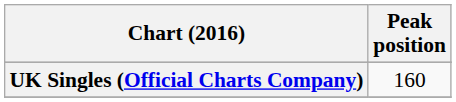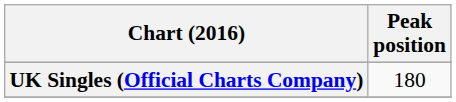(410, 79) 160 -> (410, 79) 180
